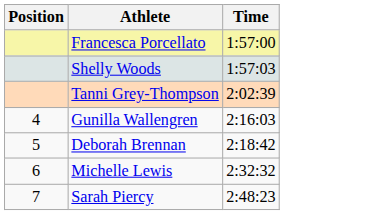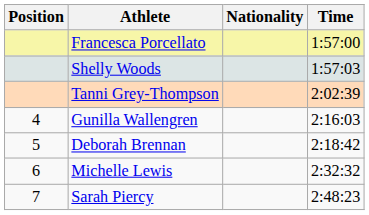+ column: (265, 17)
